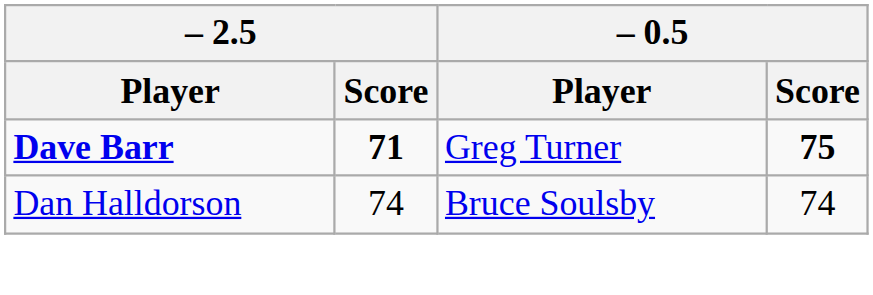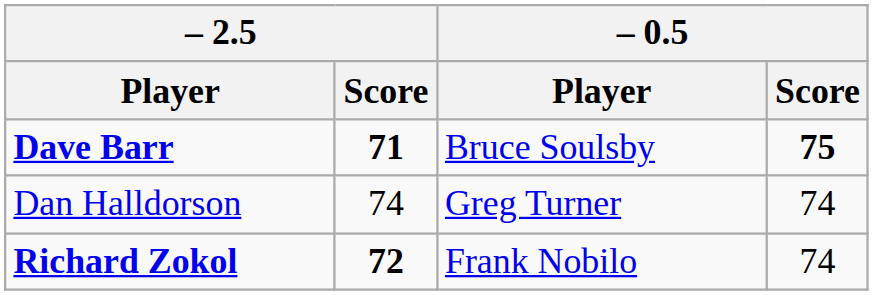(533, 146) Greg Turner -> (550, 146) Bruce Soulsby
(550, 203) Bruce Soulsby -> (533, 203) Greg Turner
+ row: (125, 260)
